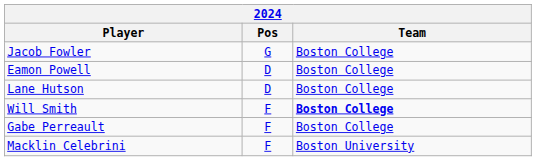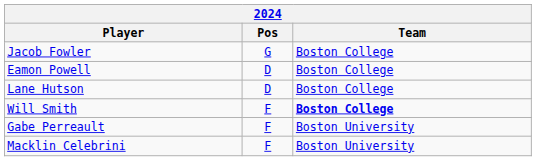(345, 127) Boston College -> (355, 127) Boston University
